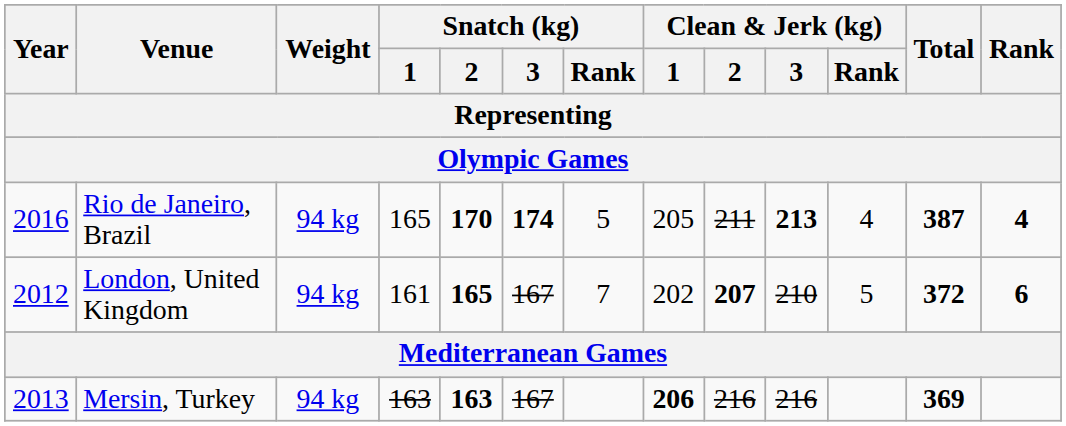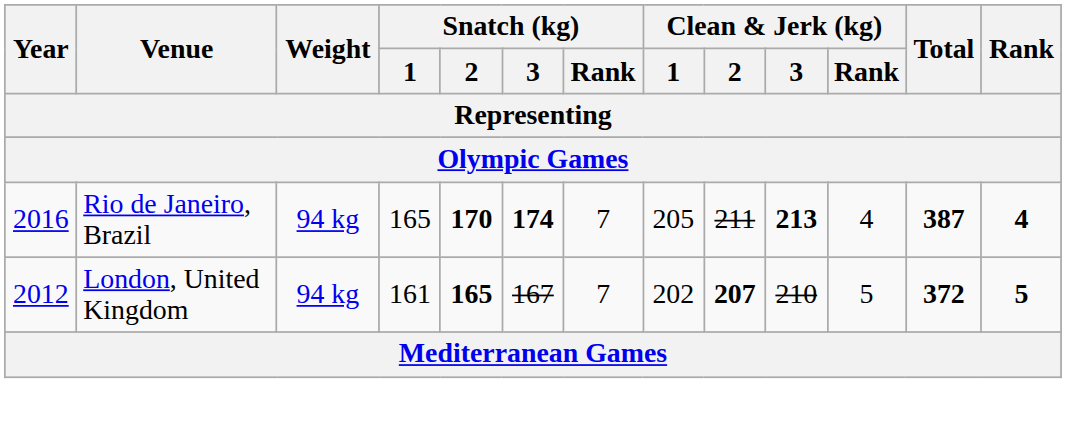(603, 218) 5 -> (603, 218) 7
(1021, 294) 6 -> (1021, 294) 5
- row: (169, 398)
